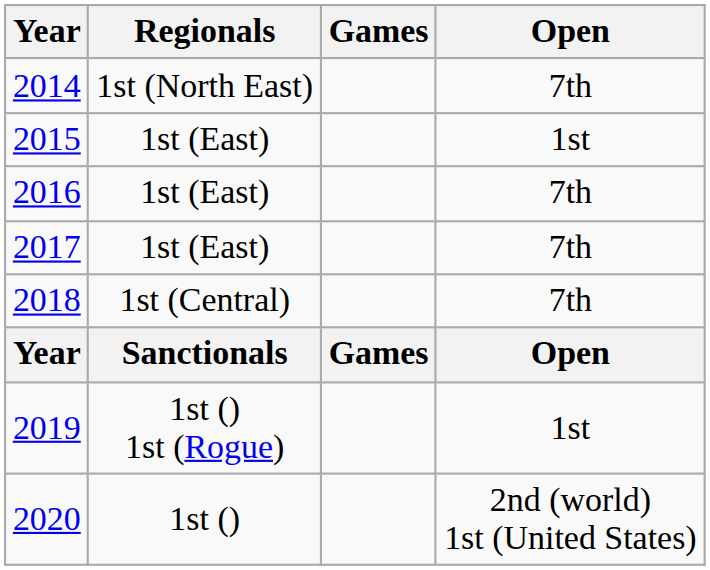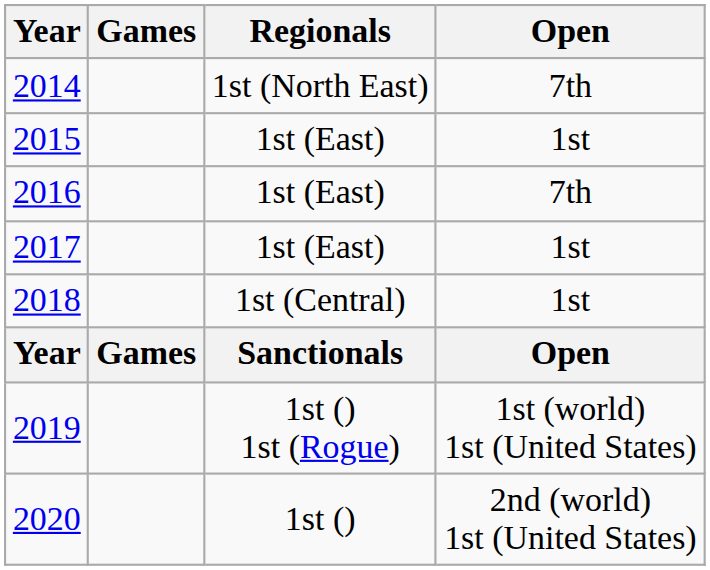columns swapped: (379, 31) <-> (205, 31)
(570, 246) 7th -> (570, 246) 1st
(570, 300) 7th -> (570, 300) 1st
(570, 427) 1st -> (570, 427) 1st (world) 1st (United States)
